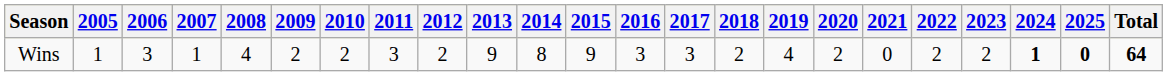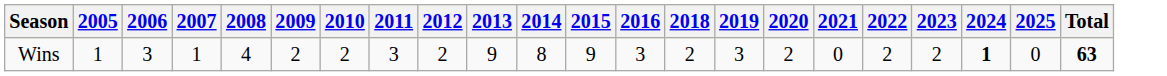- column: (690, 21)
(788, 54) 4 -> (739, 54) 3
(1085, 54) bold -> (1036, 54) normal
(1136, 54) 64 -> (1087, 54) 63
